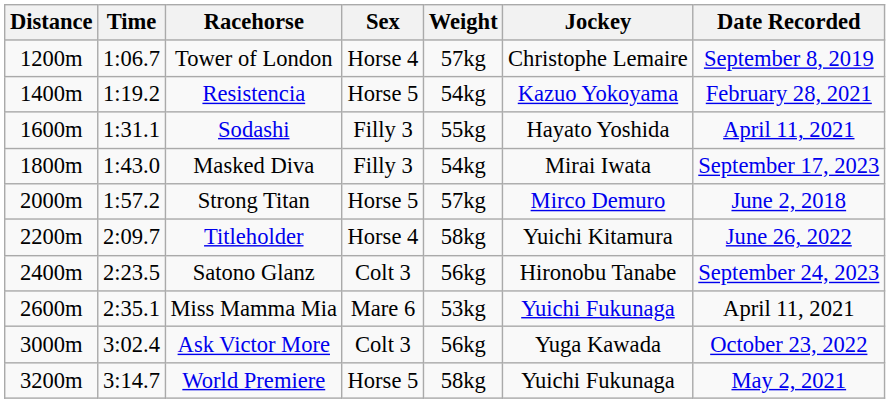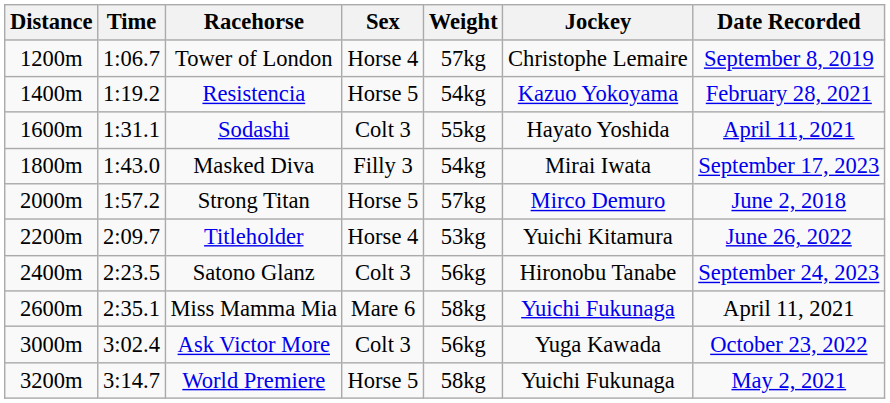(383, 129) Filly 3 -> (383, 129) Colt 3
(463, 237) 58kg -> (463, 237) 53kg
(463, 308) 53kg -> (463, 308) 58kg
